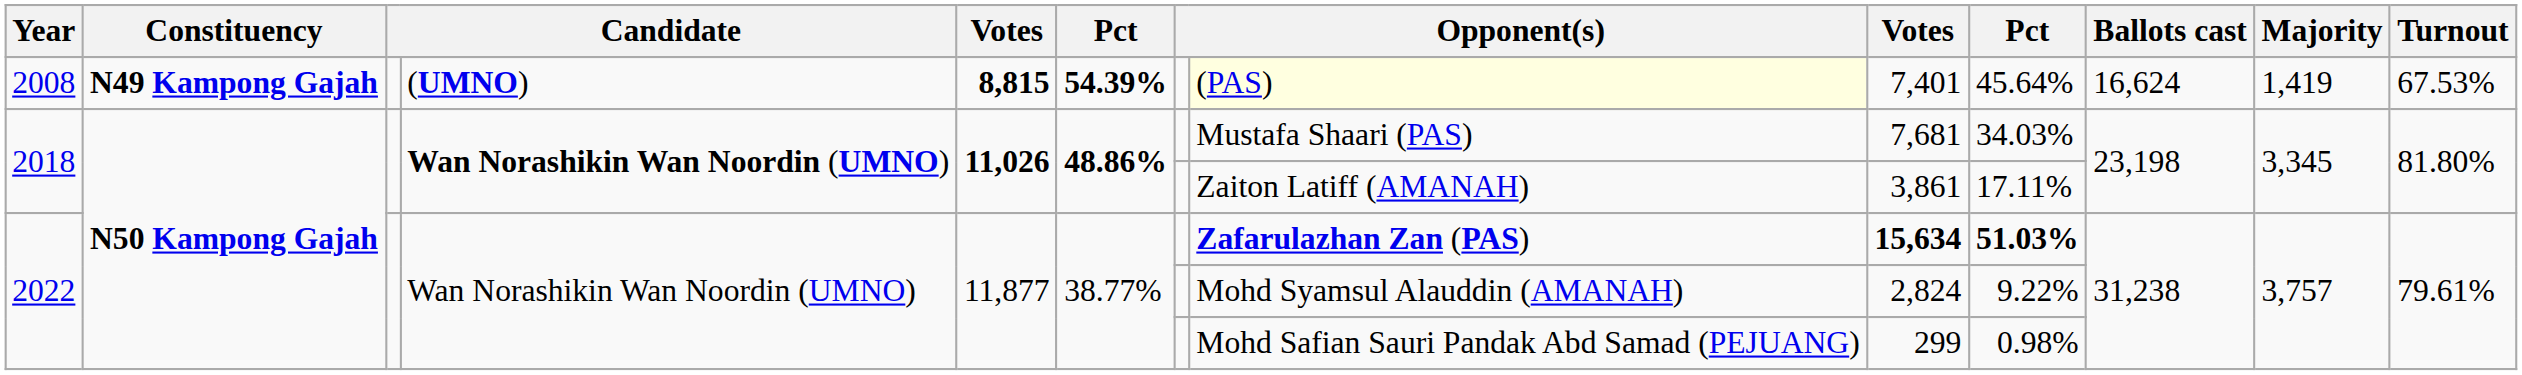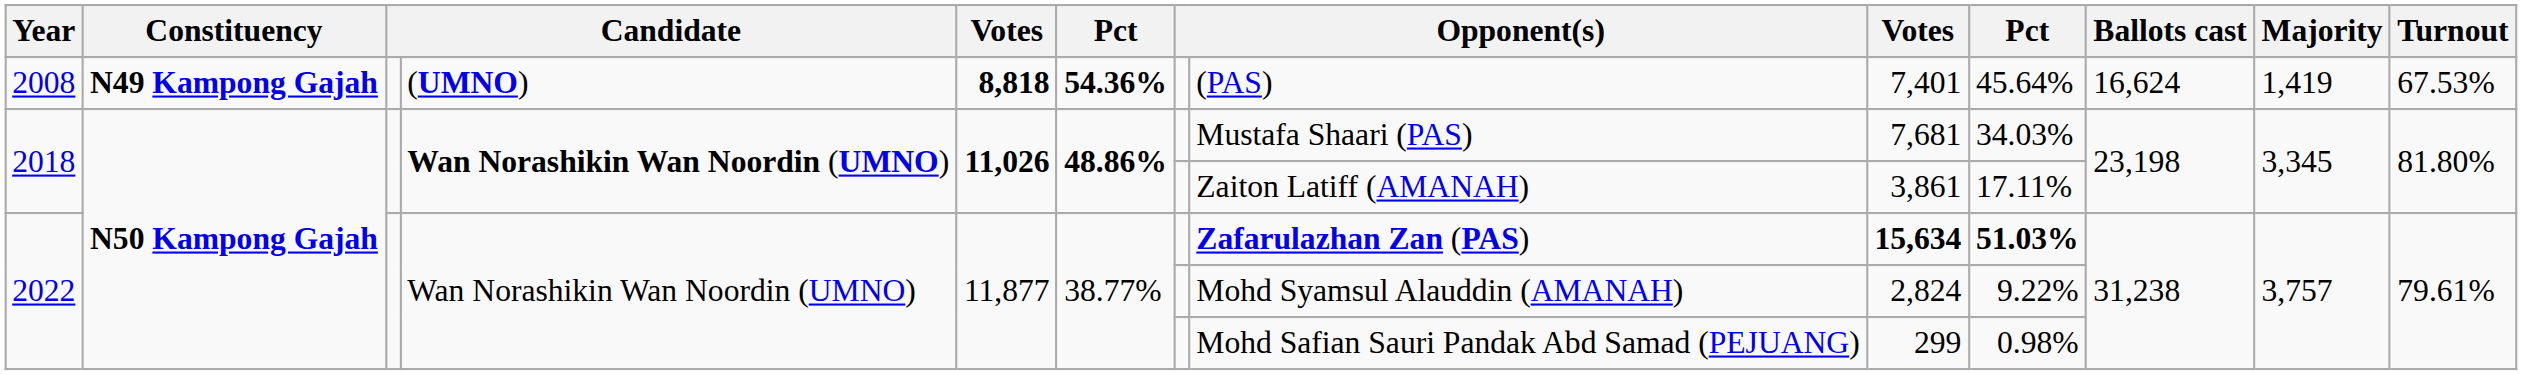(1014, 82) 8,815 -> (1014, 82) 8,818
(1116, 82) 54.39% -> (1116, 82) 54.36%
(1234, 82) lightyellow background -> (1234, 82) no background
